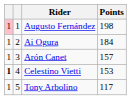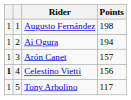(9, 26) pink background -> (9, 26) no background
(106, 41) 184 -> (106, 41) 194
(106, 71) 153 -> (106, 71) 156
